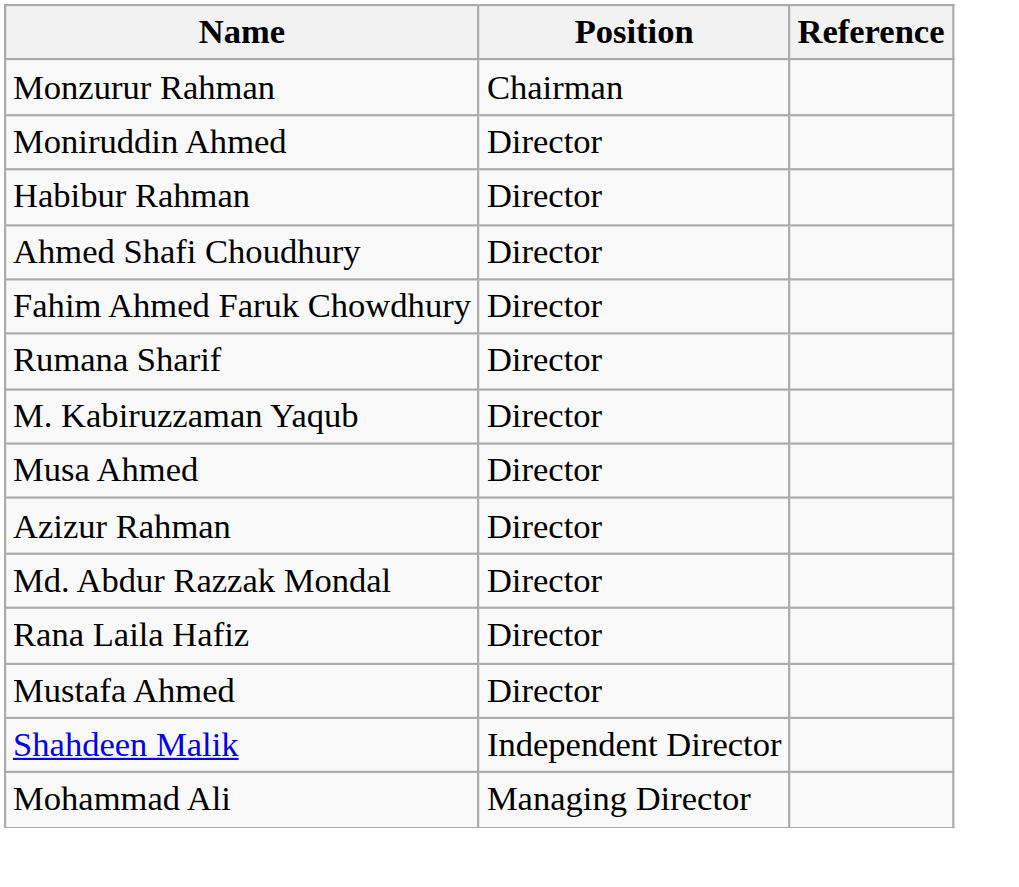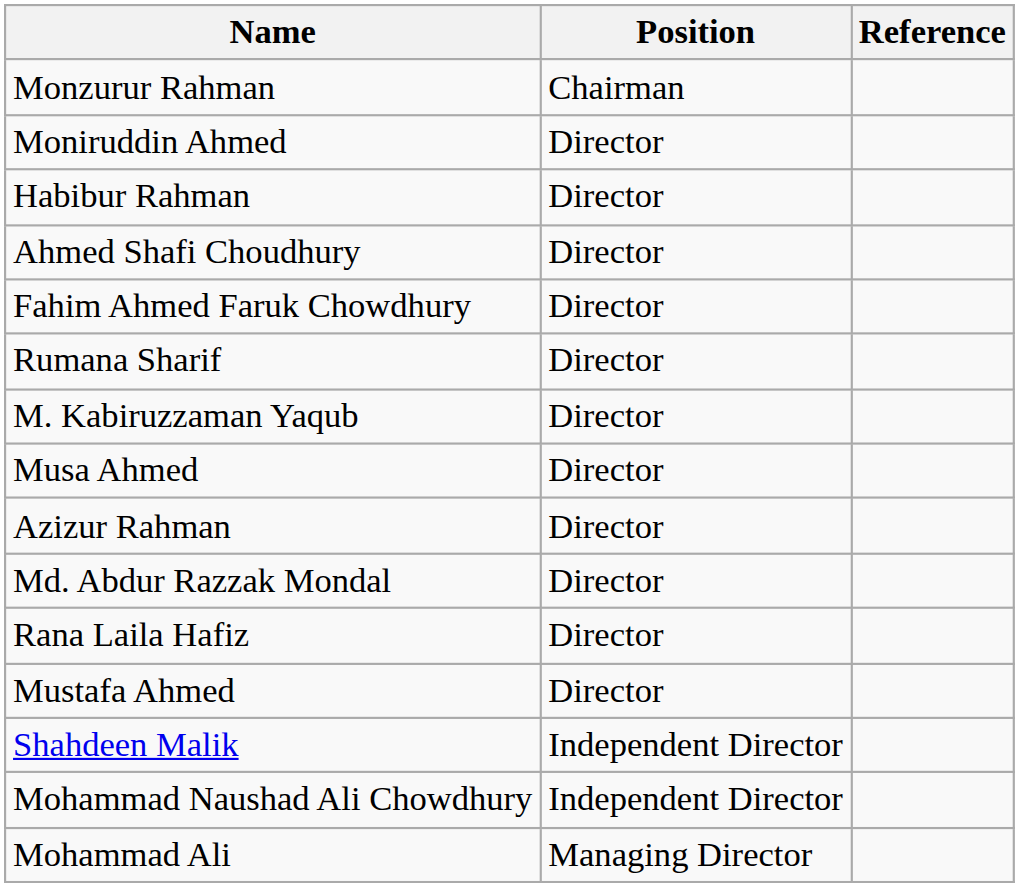+ row: (273, 799)
